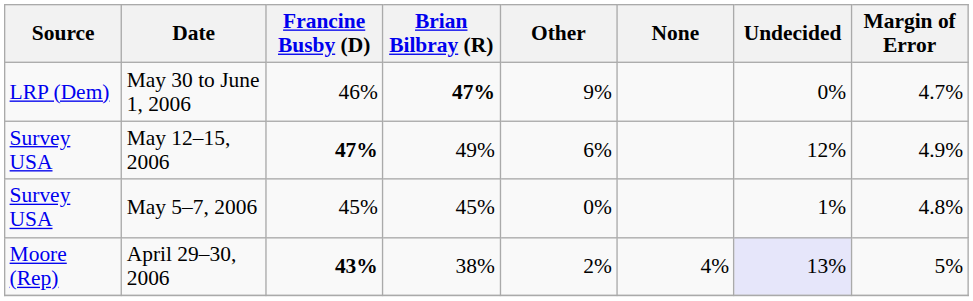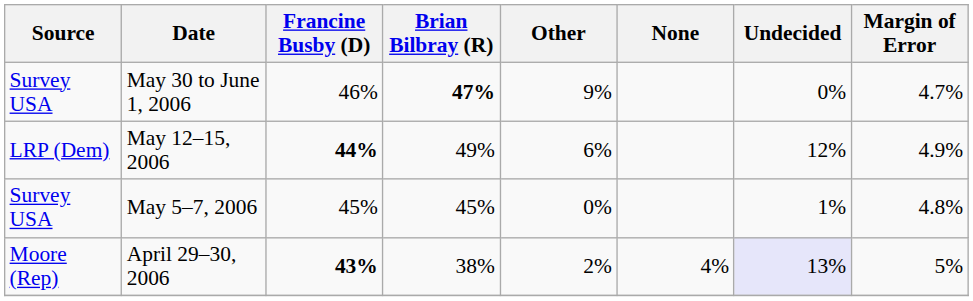(60, 91) LRP (Dem) -> (40, 91) Survey USA
(40, 149) Survey USA -> (60, 149) LRP (Dem)
(356, 149) 47% -> (356, 149) 44%
